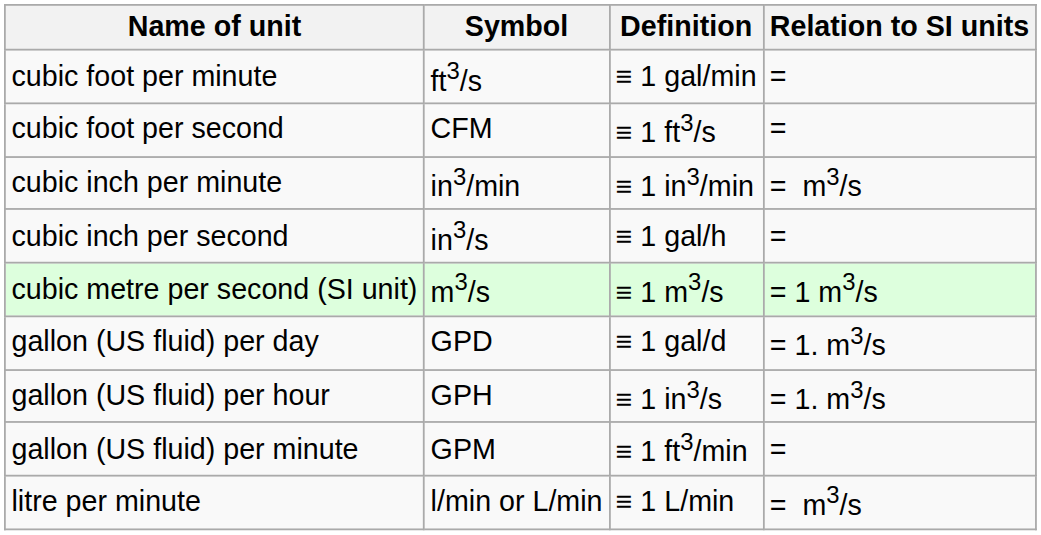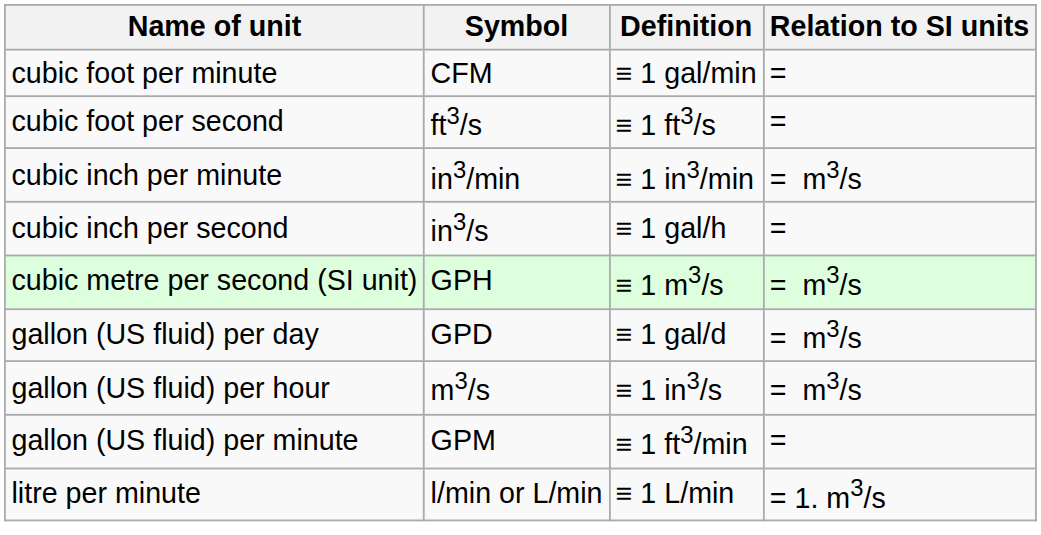(456, 76) ft3/s -> (462, 72) CFM
(462, 129) CFM -> (456, 121) ft3/s
(460, 289) m3/s -> (462, 281) GPH
(824, 289) = 1 m3/s -> (816, 281) = m3/s
(828, 342) = 1. m3/s -> (816, 334) = m3/s
(462, 395) GPH -> (460, 387) m3/s
(828, 395) = 1. m3/s -> (816, 387) = m3/s
(816, 501) = m3/s -> (828, 494) = 1. m3/s
